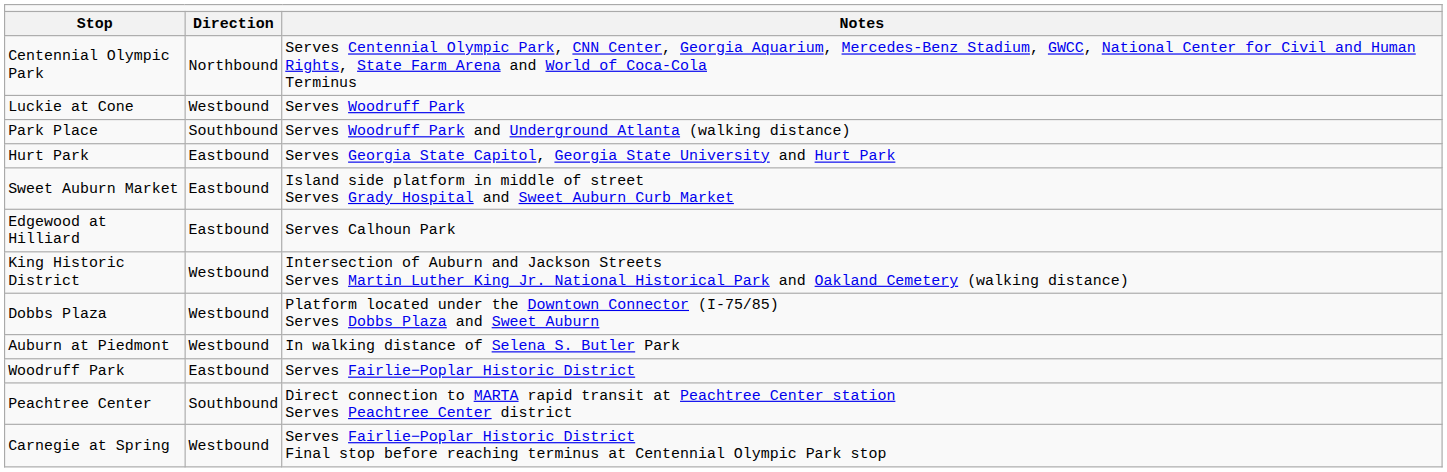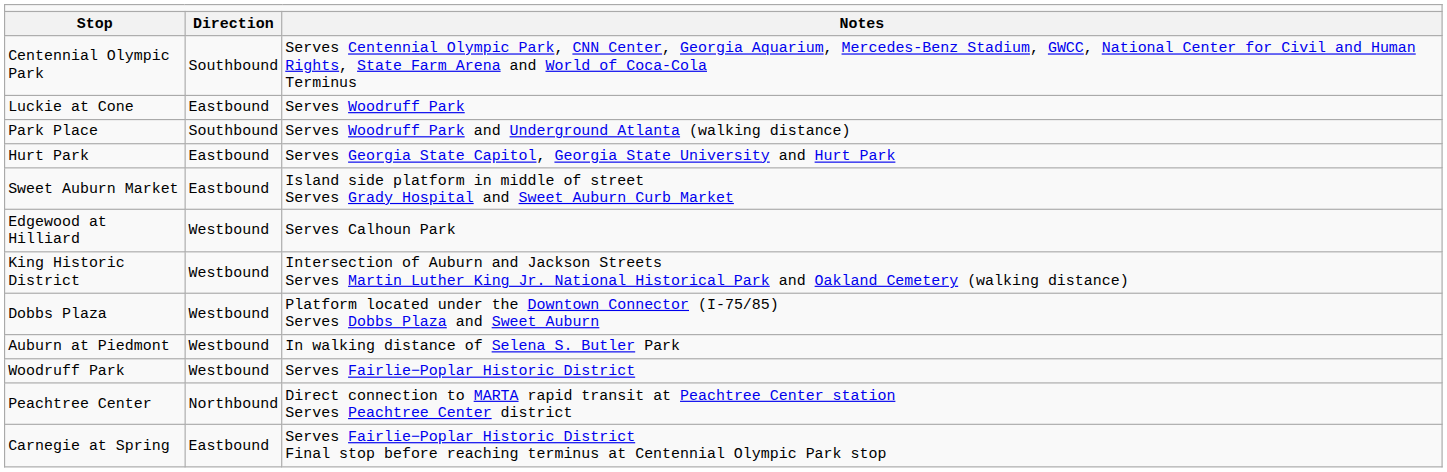(233, 65) Northbound -> (233, 65) Southbound
(229, 107) Westbound -> (229, 107) Eastbound
(229, 230) Eastbound -> (229, 230) Westbound
(229, 371) Eastbound -> (229, 371) Westbound
(233, 404) Southbound -> (233, 404) Northbound
(229, 446) Westbound -> (229, 446) Eastbound
